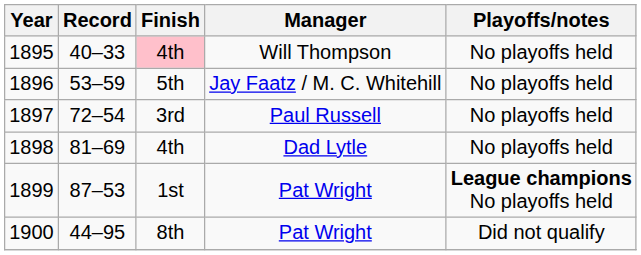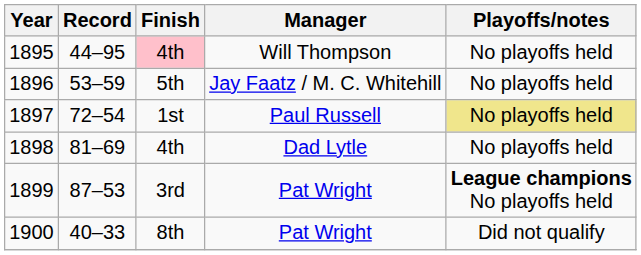(97, 52) 40–33 -> (97, 52) 44–95
(171, 115) 3rd -> (171, 115) 1st
(541, 115) no background -> (541, 115) khaki background
(171, 190) 1st -> (171, 190) 3rd
(97, 233) 44–95 -> (97, 233) 40–33
